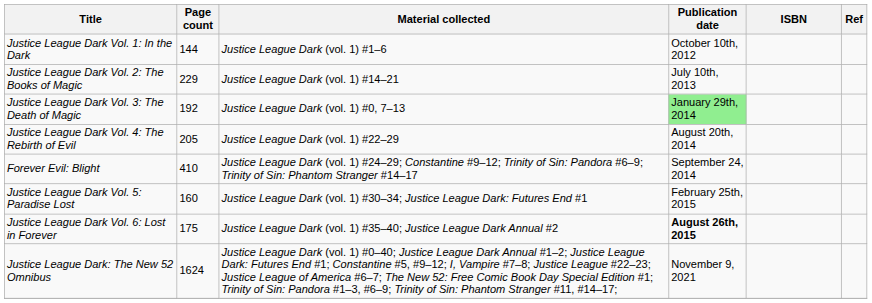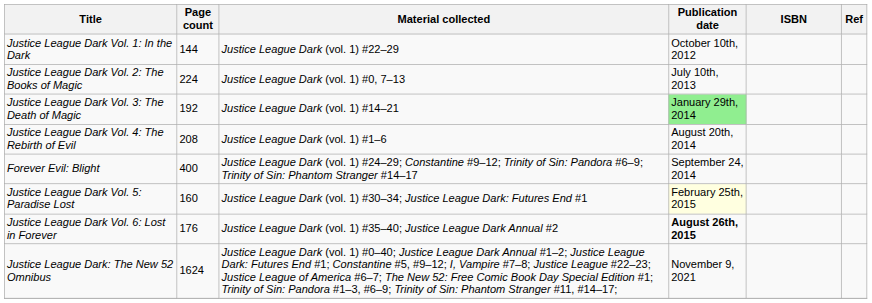(304, 49) Justice League Dark (vol. 1) #1–6 -> (310, 49) Justice League Dark (vol. 1) #22–29
(189, 79) 229 -> (189, 79) 224
(310, 79) Justice League Dark (vol. 1) #14–21 -> (313, 79) Justice League Dark (vol. 1) #0, 7–13
(313, 109) Justice League Dark (vol. 1) #0, 7–13 -> (310, 109) Justice League Dark (vol. 1) #14–21
(189, 139) 205 -> (189, 139) 208
(310, 139) Justice League Dark (vol. 1) #22–29 -> (304, 139) Justice League Dark (vol. 1) #1–6
(189, 169) 410 -> (189, 169) 400
(707, 199) no background -> (707, 199) lightyellow background
(189, 228) 175 -> (189, 228) 176
